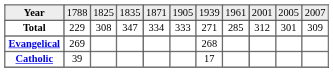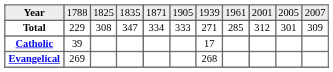rows swapped: (34, 59) <-> (34, 43)
